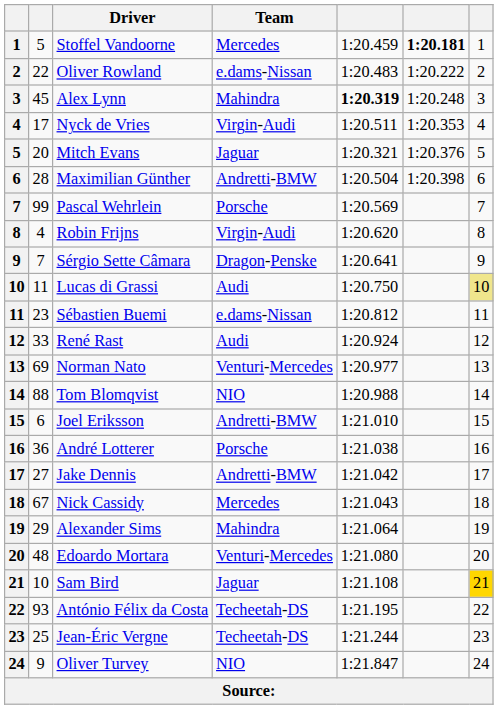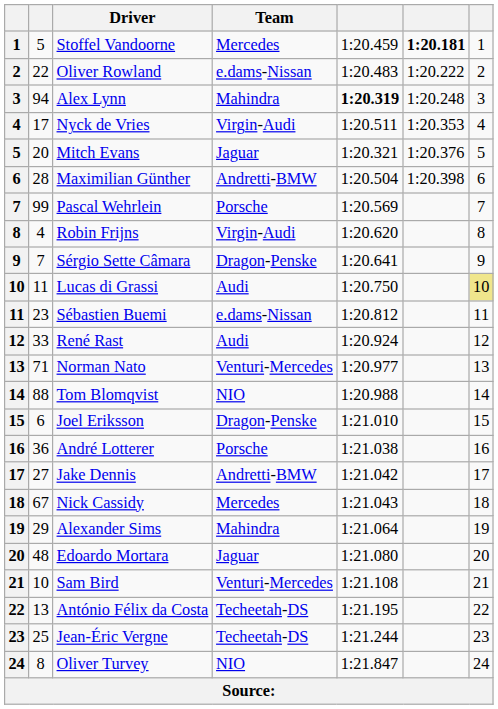(41, 98) 45 -> (41, 98) 94
(41, 367) 69 -> (41, 367) 71
(266, 421) Andretti-BMW -> (266, 421) Dragon-Penske
(275, 556) Venturi-Mercedes -> (237, 556) Jaguar
(237, 582) Jaguar -> (275, 582) Venturi-Mercedes
(481, 582) gold background -> (481, 582) no background
(41, 609) 93 -> (41, 609) 13
(41, 663) 9 -> (41, 663) 8
